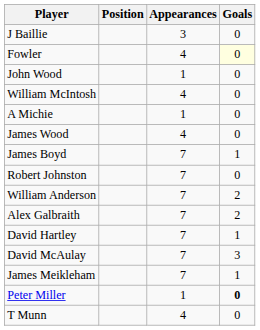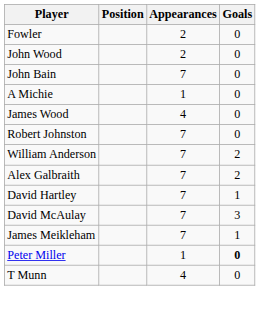- row: (27, 34)
(183, 54) 4 -> (183, 34) 2
(237, 54) lightyellow background -> (237, 34) no background
(183, 74) 1 -> (183, 54) 2
+ row: (32, 74)
- row: (52, 94)
- row: (37, 155)
